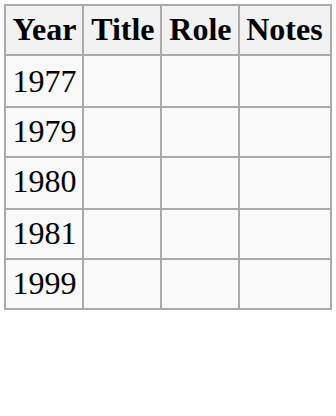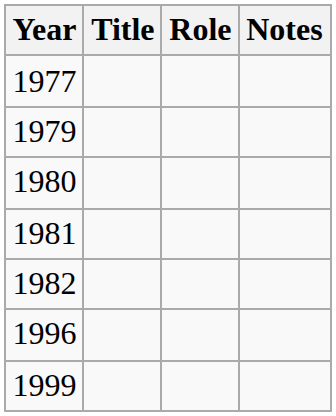+ row: (44, 283)
+ row: (44, 334)
